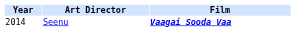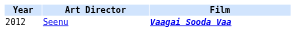(15, 22) 2014 -> (15, 22) 2012
